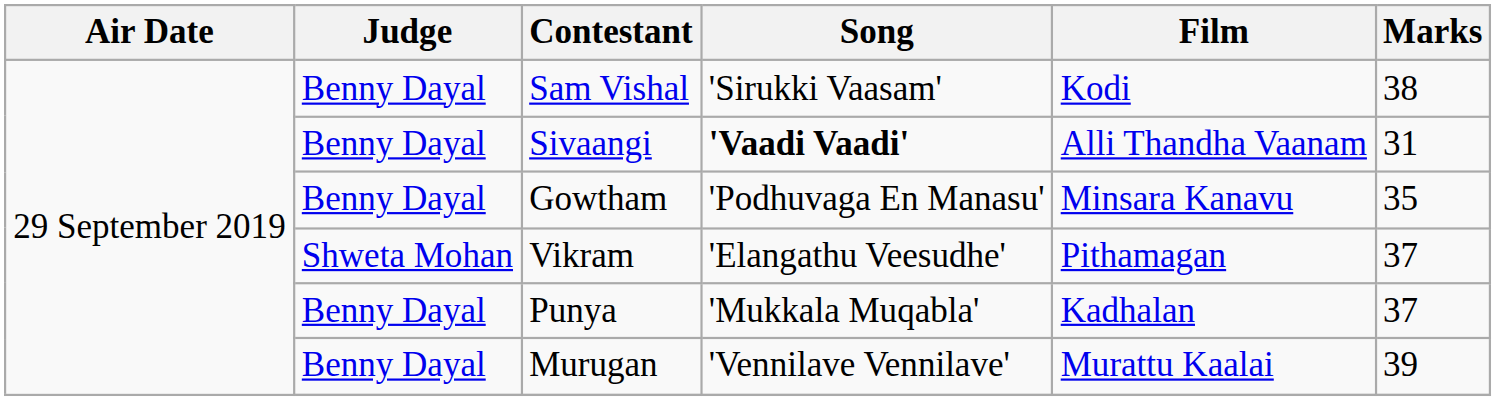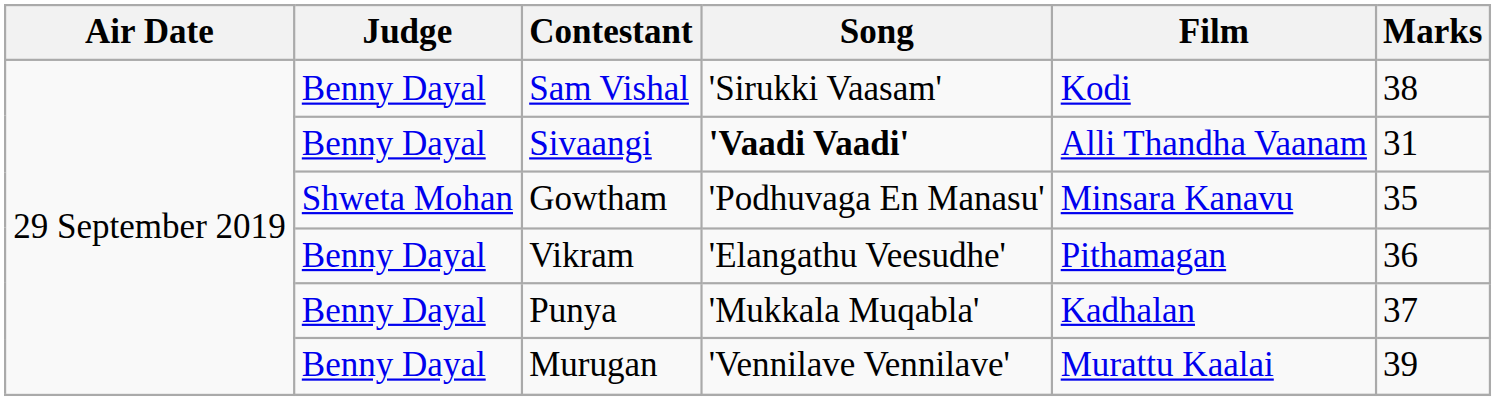(394, 198) Benny Dayal -> (407, 198) Shweta Mohan
(407, 254) Shweta Mohan -> (394, 254) Benny Dayal
(1401, 254) 37 -> (1401, 254) 36
